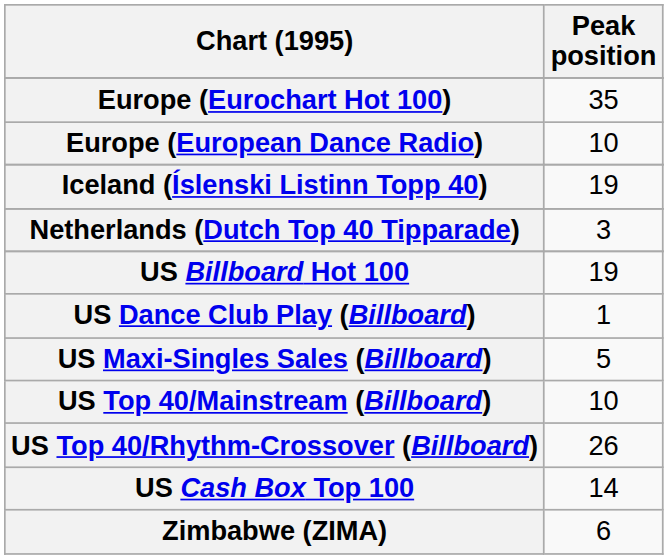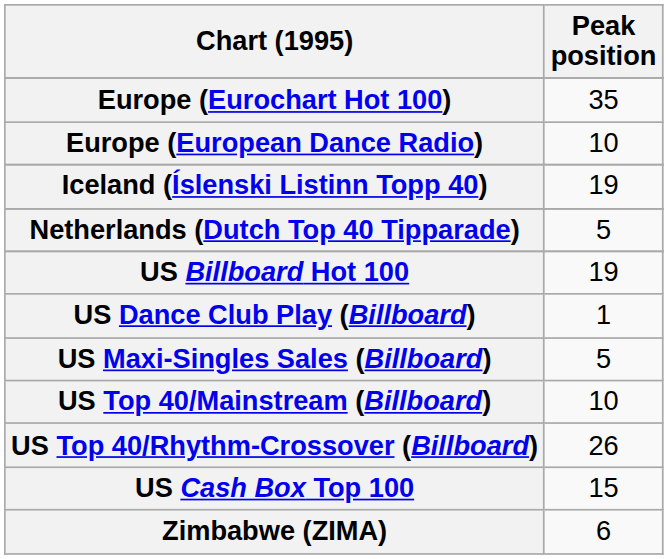(604, 229) 3 -> (604, 229) 5
(604, 488) 14 -> (604, 488) 15
